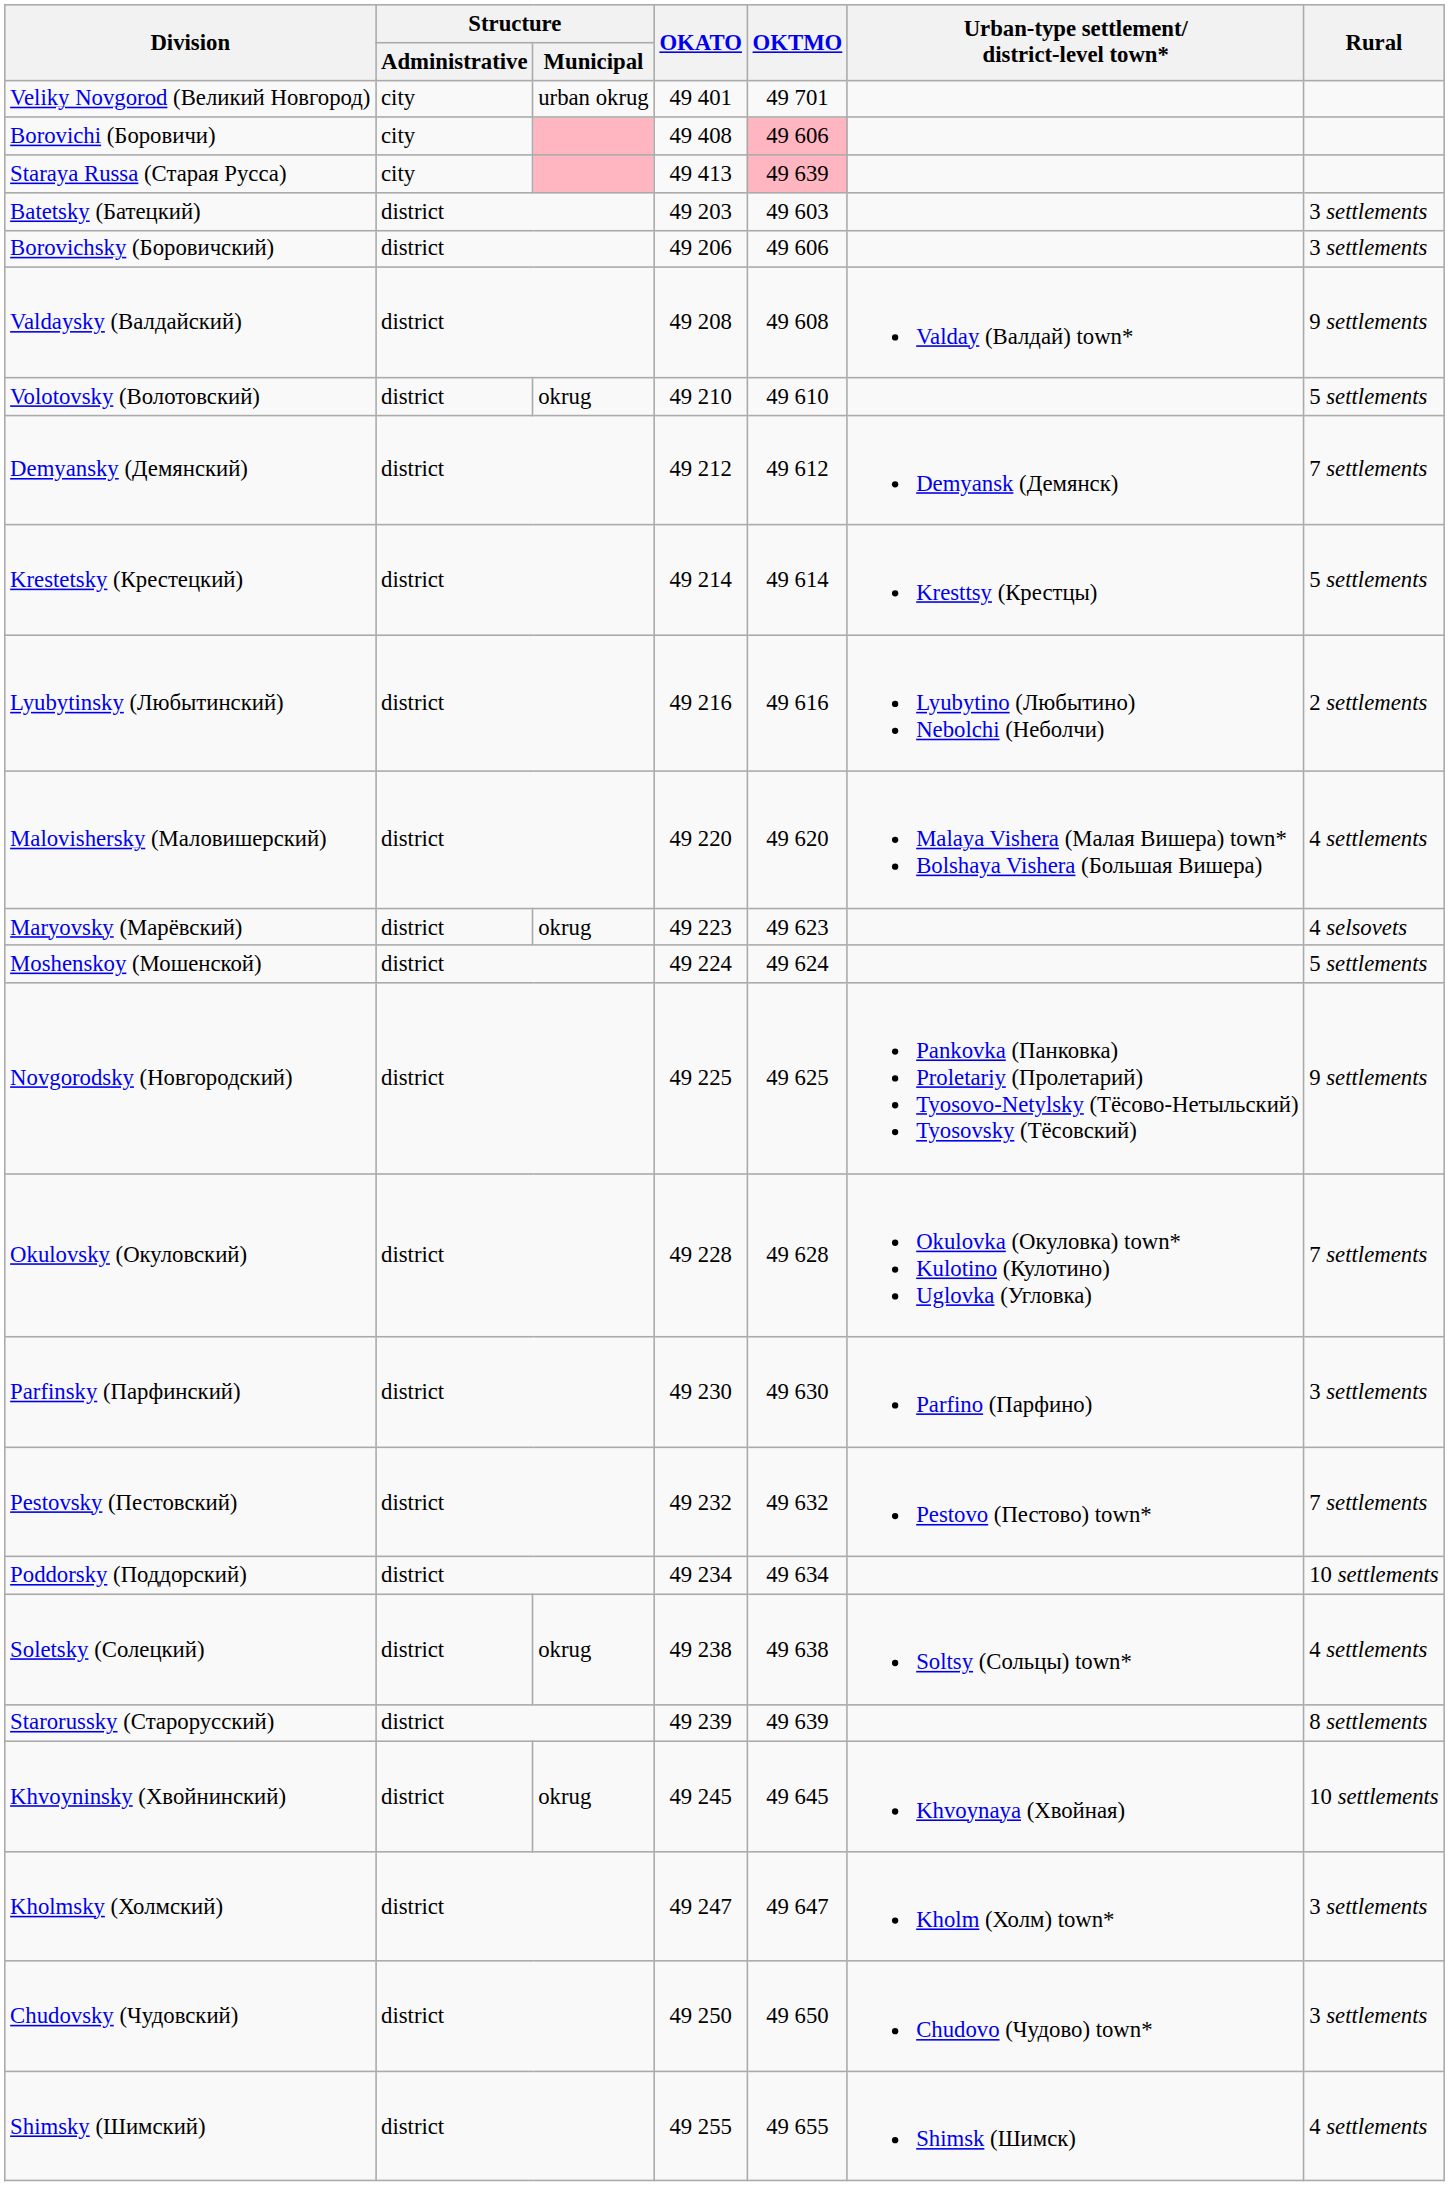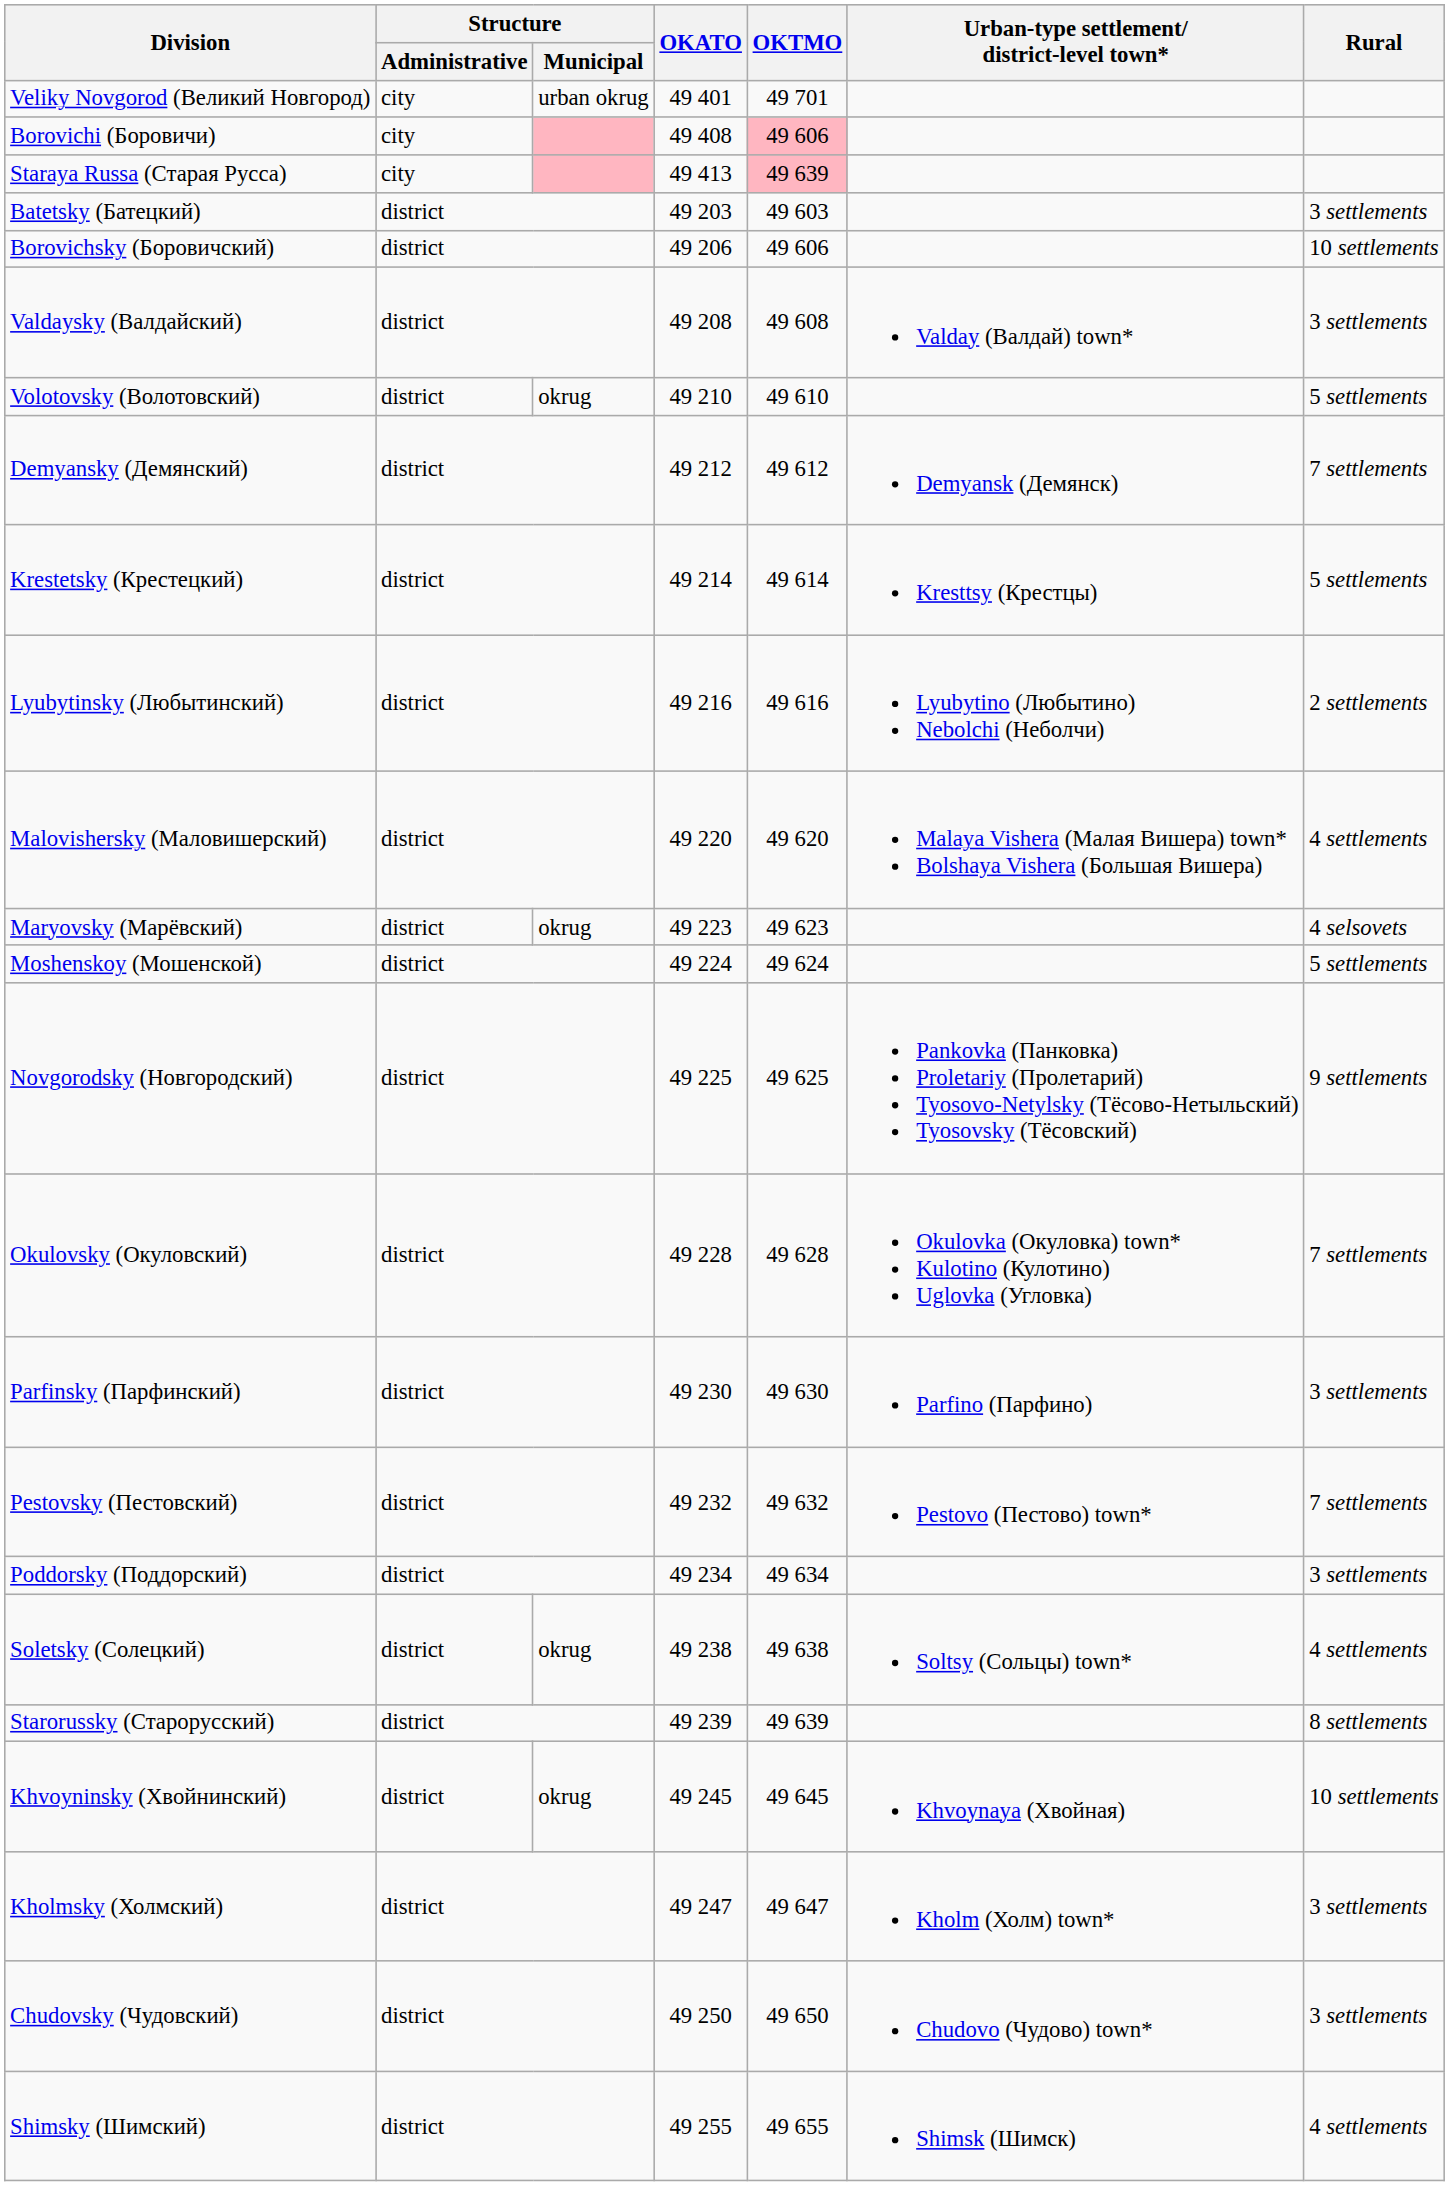(1368, 248) 3 settlements -> (1374, 248) 10 settlements
(1368, 322) 9 settlements -> (1368, 322) 3 settlements
(1374, 1575) 10 settlements -> (1368, 1575) 3 settlements
